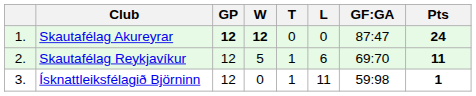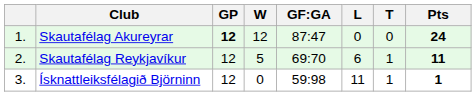columns swapped: (292, 15) <-> (372, 15)
(260, 36) bold -> (260, 36) normal
